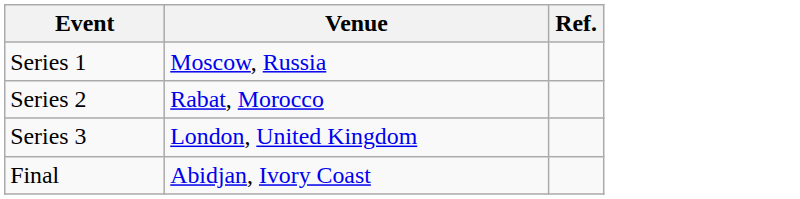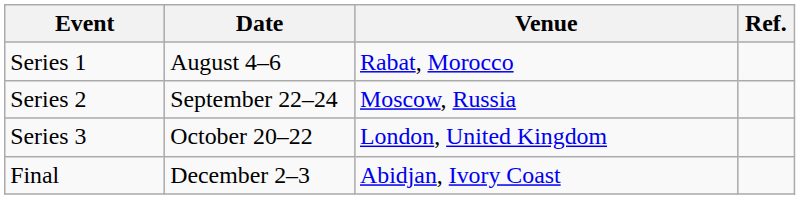+ column: (260, 23)
(248, 61) Moscow, Russia -> (437, 61) Rabat, Morocco
(247, 99) Rabat, Morocco -> (438, 99) Moscow, Russia
